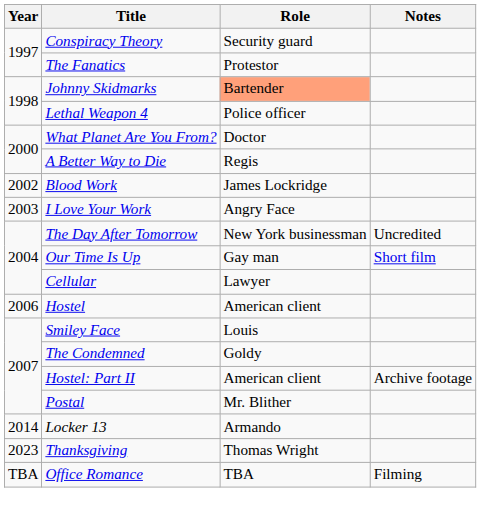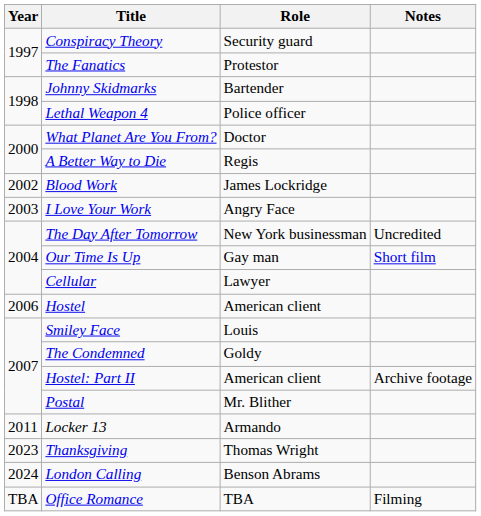(254, 88) lightsalmon background -> (254, 88) no background
(23, 426) 2014 -> (23, 426) 2011
+ row: (93, 474)
